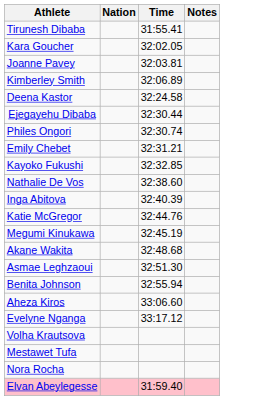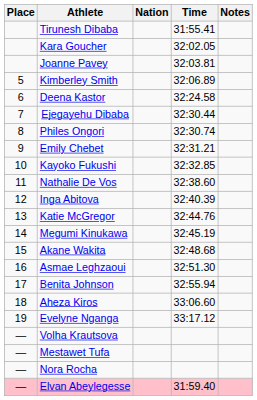+ column: (21, 13)
